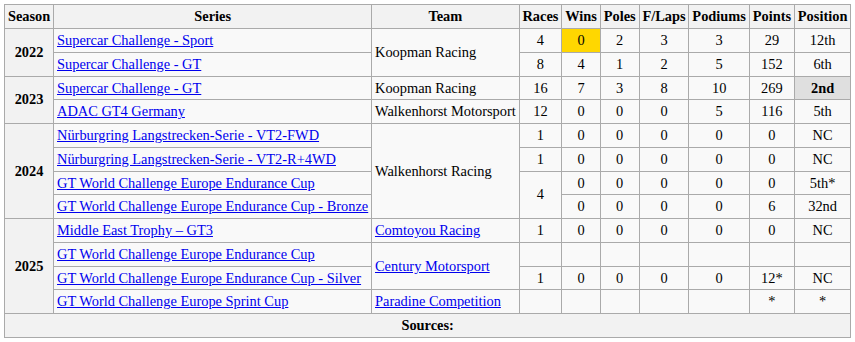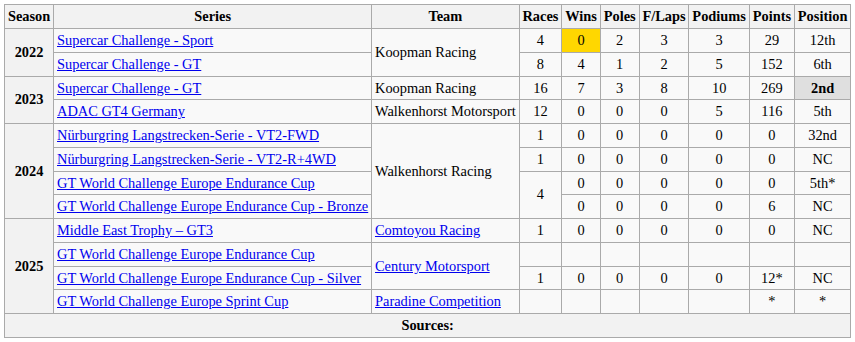(823, 135) NC -> (823, 135) 32nd
(823, 206) 32nd -> (823, 206) NC
